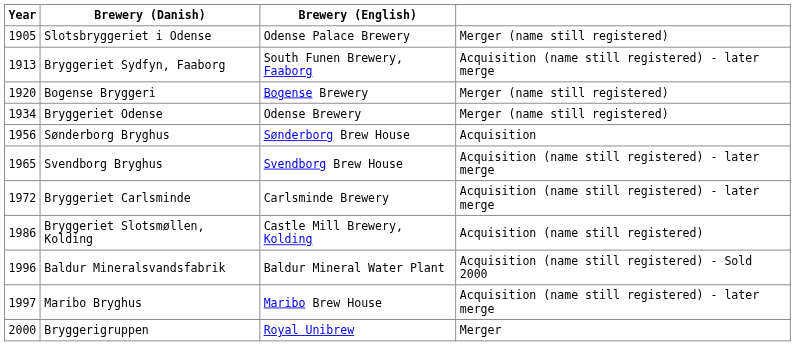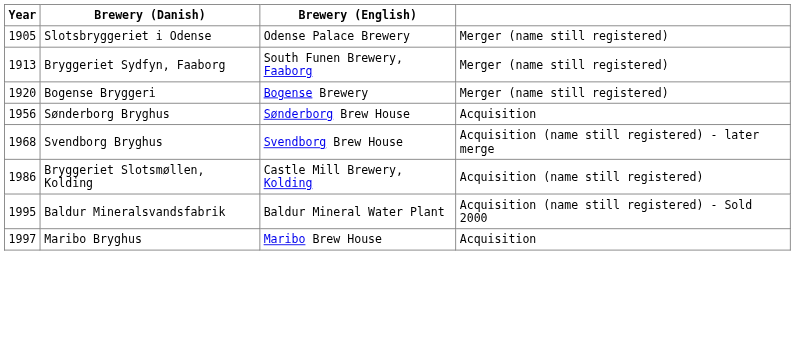(609, 65) Acquisition (name still registered) - later merge -> (564, 65) Merger (name still registered)
- row: (104, 114)
(22, 163) 1965 -> (22, 142) 1968
- row: (117, 198)
(22, 267) 1996 -> (22, 211) 1995
(609, 302) Acquisition (name still registered) - later merge -> (498, 239) Acquisition
- row: (97, 330)
